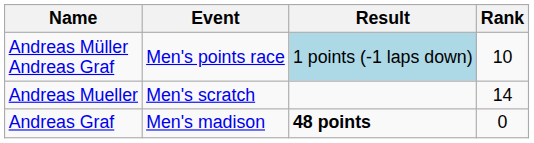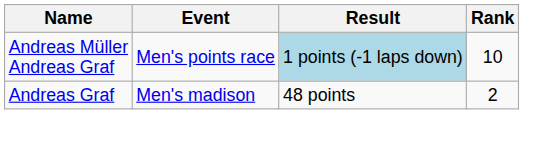- row: (73, 94)
(332, 123) bold -> (319, 94) normal
(503, 123) 0 -> (493, 94) 2
